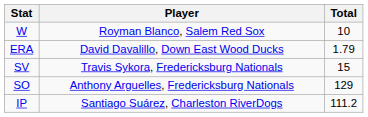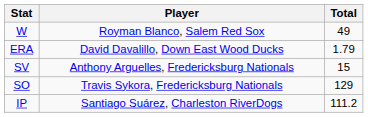(344, 31) 10 -> (344, 31) 49
(182, 67) Travis Sykora, Fredericksburg Nationals -> (182, 67) Anthony Arguelles, Fredericksburg Nationals
(182, 85) Anthony Arguelles, Fredericksburg Nationals -> (182, 85) Travis Sykora, Fredericksburg Nationals
